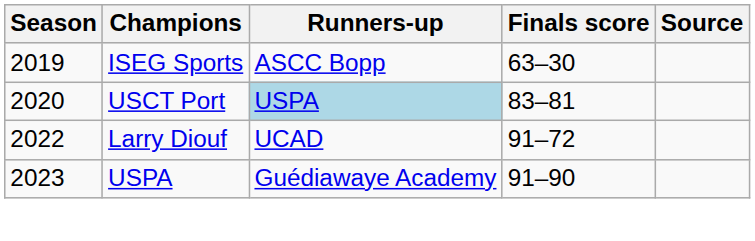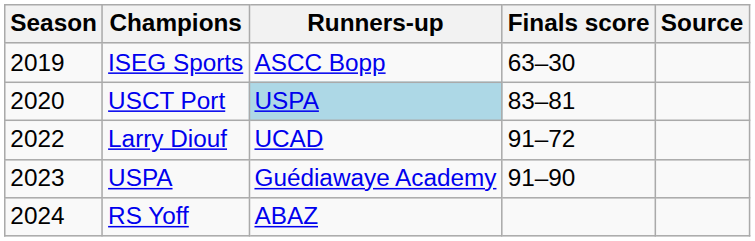+ row: (148, 216)
